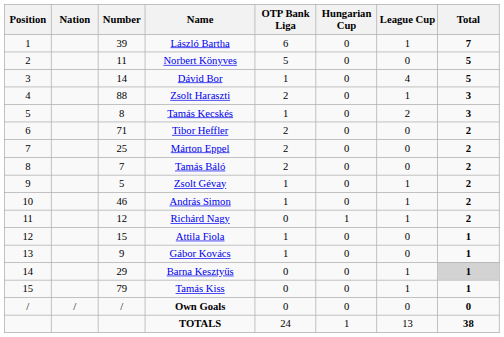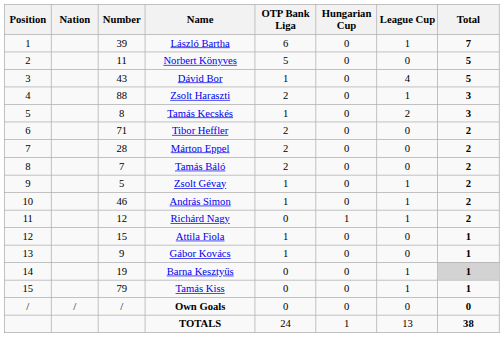(122, 78) 14 -> (122, 78) 43
(122, 148) 25 -> (122, 148) 28
(122, 271) 29 -> (122, 271) 19
